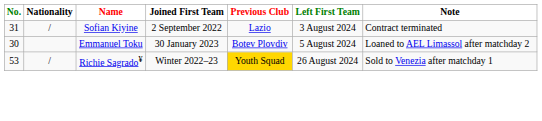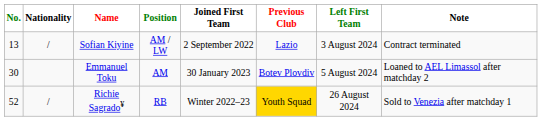+ column: (160, 18)
(14, 28) 31 -> (14, 45) 13
(14, 61) 53 -> (14, 101) 52
